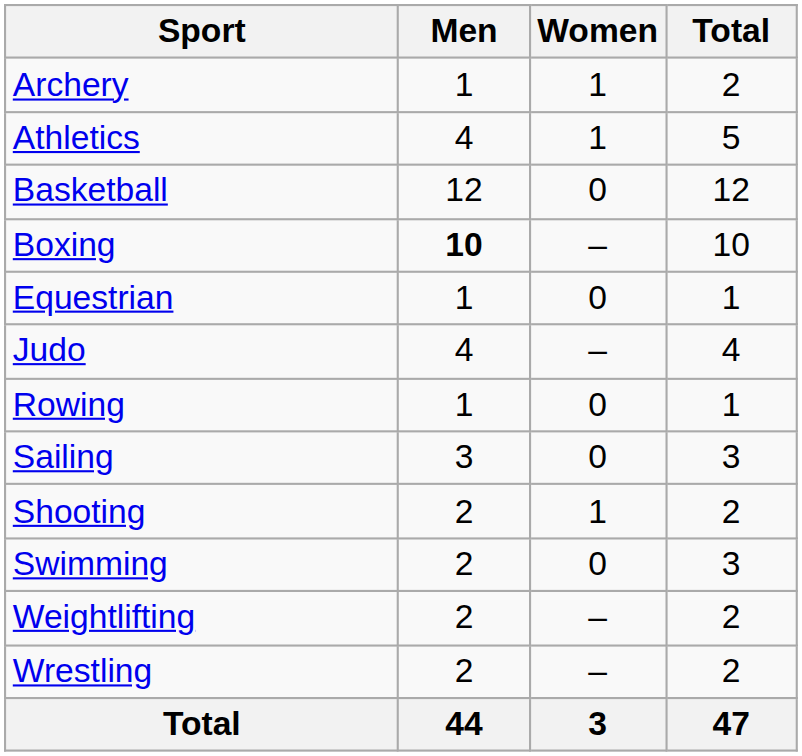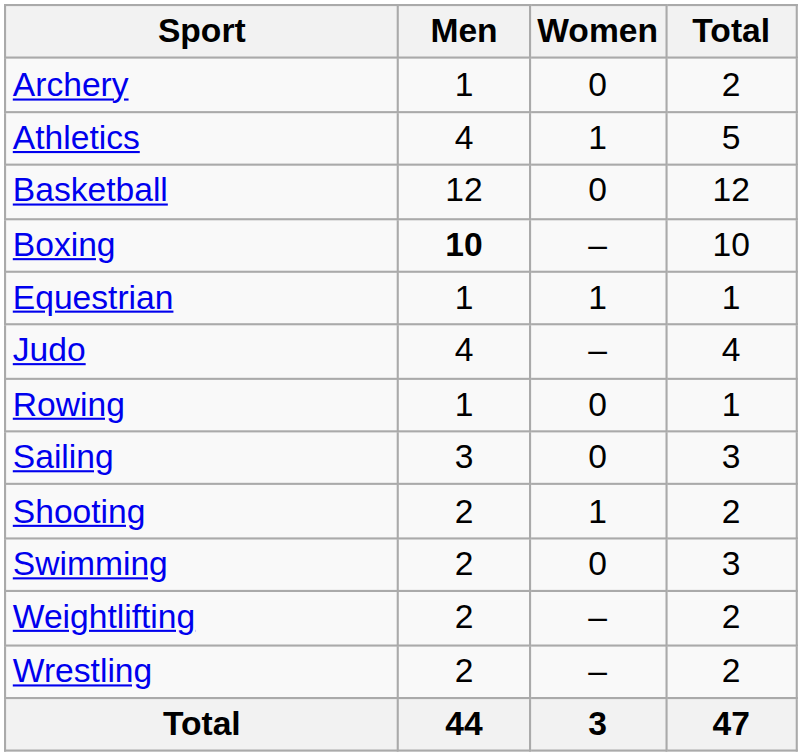(598, 84) 1 -> (598, 84) 0
(598, 297) 0 -> (598, 297) 1
